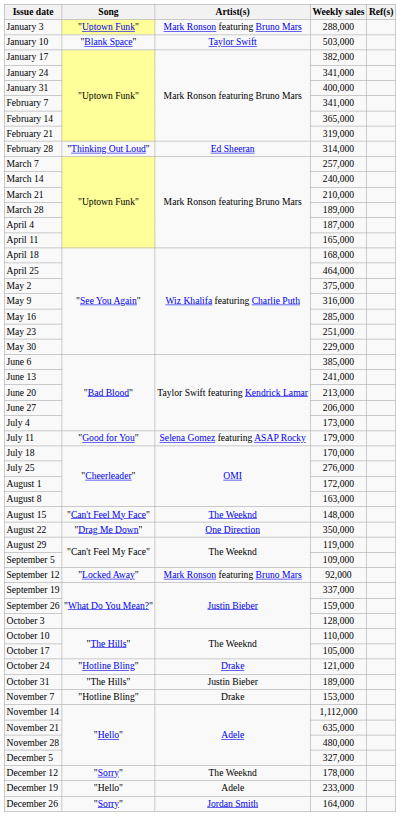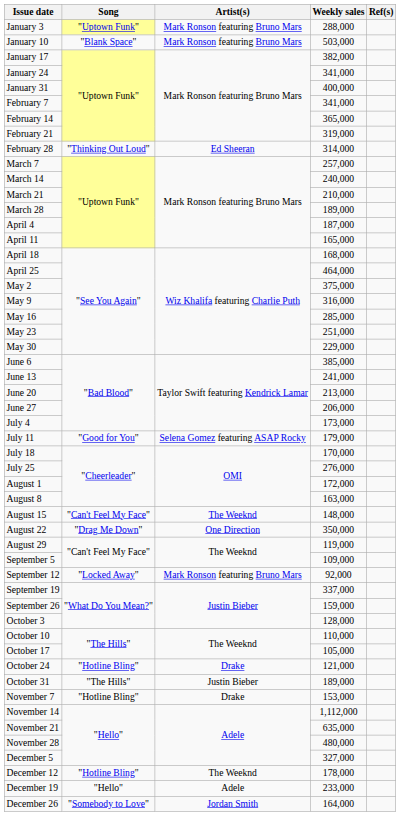(233, 42) Taylor Swift -> (233, 42) Mark Ronson featuring Bruno Mars
(108, 773) "Sorry" -> (108, 773) "Hotline Bling"
(108, 803) "Sorry" -> (108, 803) "Somebody to Love"
